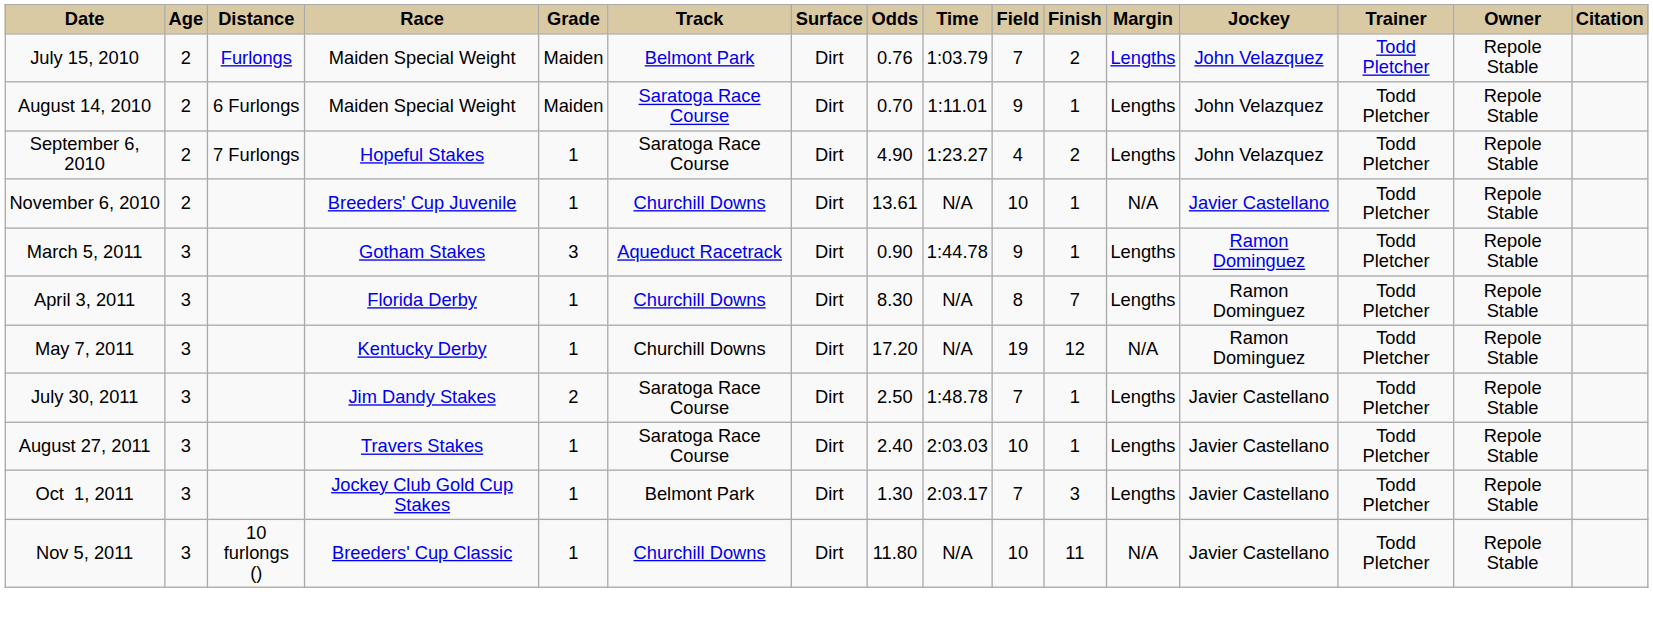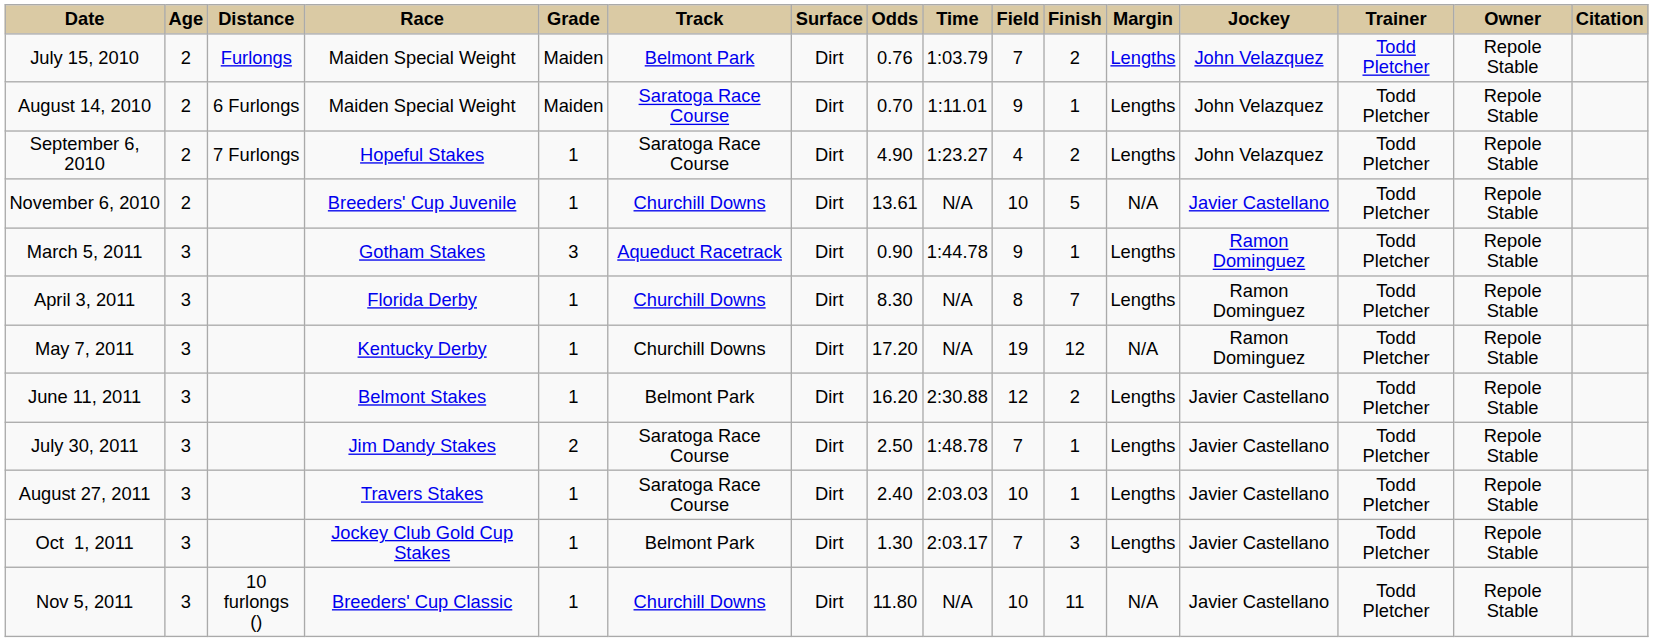(1075, 203) 1 -> (1075, 203) 5
+ row: (85, 397)
